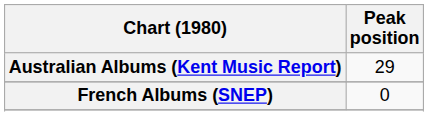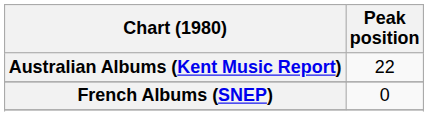(385, 67) 29 -> (385, 67) 22
